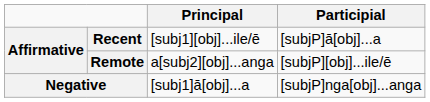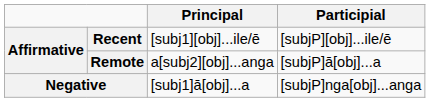(331, 39) [subjP]ā[obj]...a -> (336, 39) [subjP][obj]...ile/ē
(336, 62) [subjP][obj]...ile/ē -> (331, 62) [subjP]ā[obj]...a
